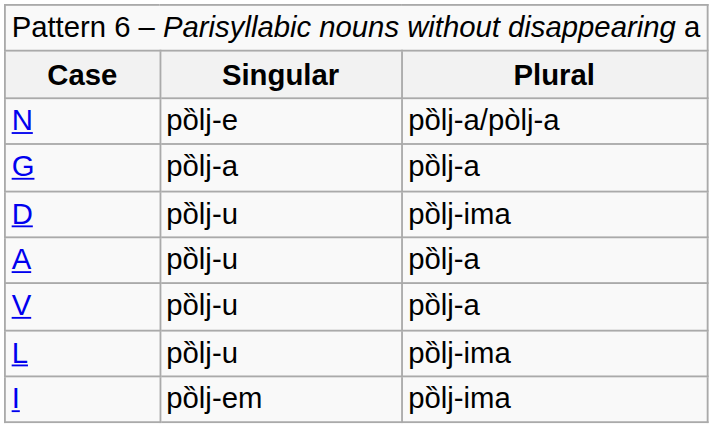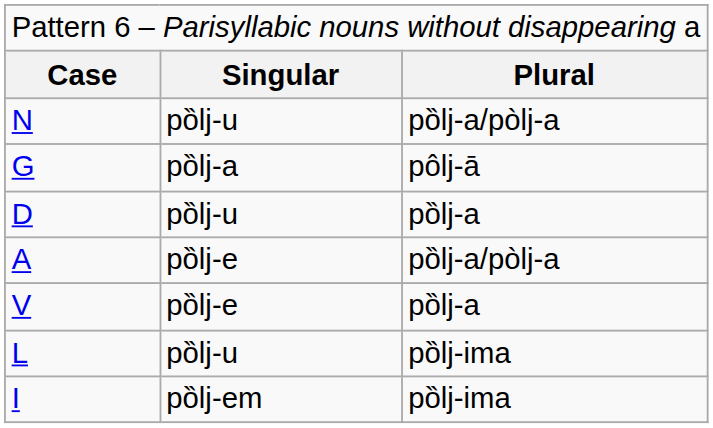(202, 120) pȍlj-e -> (202, 120) pȍlj-u
(444, 167) pȍlj-a -> (444, 167) pôlj-ā
(460, 213) pȍlj-ima -> (444, 213) pȍlj-a
(202, 259) pȍlj-u -> (202, 259) pȍlj-e
(444, 259) pȍlj-a -> (484, 259) pȍlj-a/pòlj-a
(202, 306) pȍlj-u -> (202, 306) pȍlj-e
